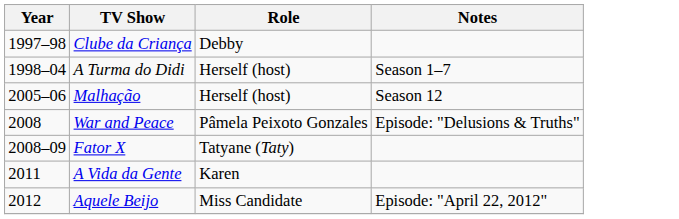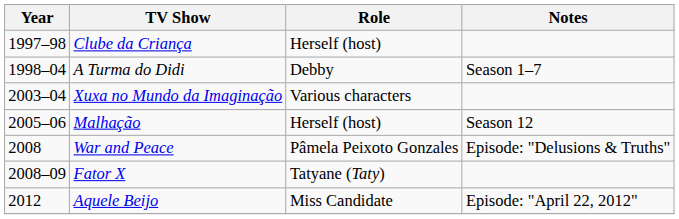(221, 43) Debby -> (335, 43) Herself (host)
(245, 69) Herself (host) -> (312, 69) Debby
+ row: (178, 95)
- row: (128, 174)
